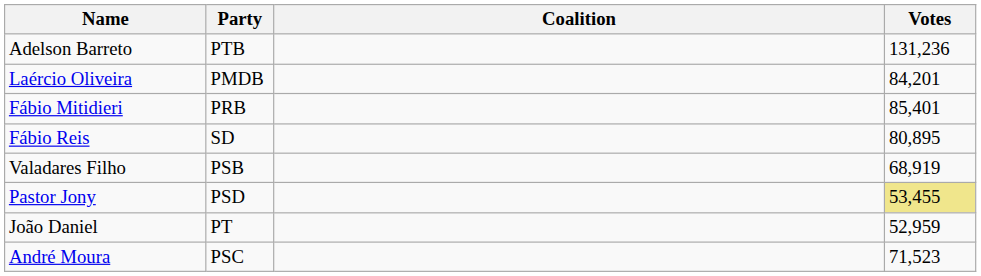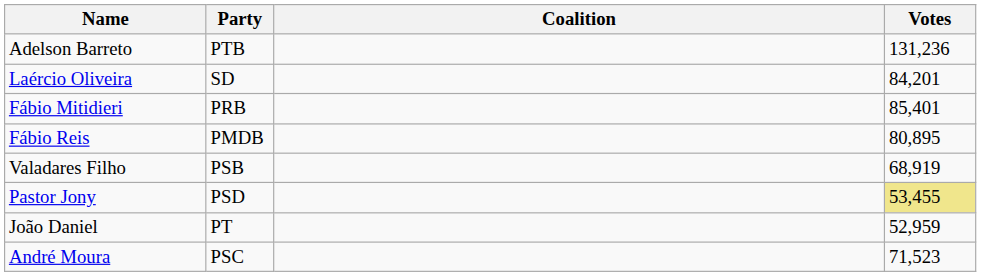(237, 78) PMDB -> (223, 78) SD
(223, 138) SD -> (237, 138) PMDB
